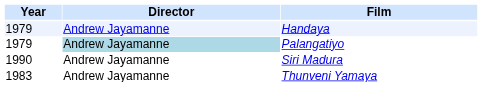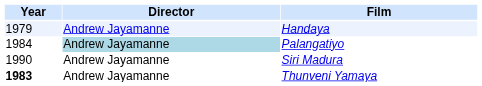(19, 44) 1979 -> (19, 44) 1984
(19, 76) normal -> (19, 76) bold
